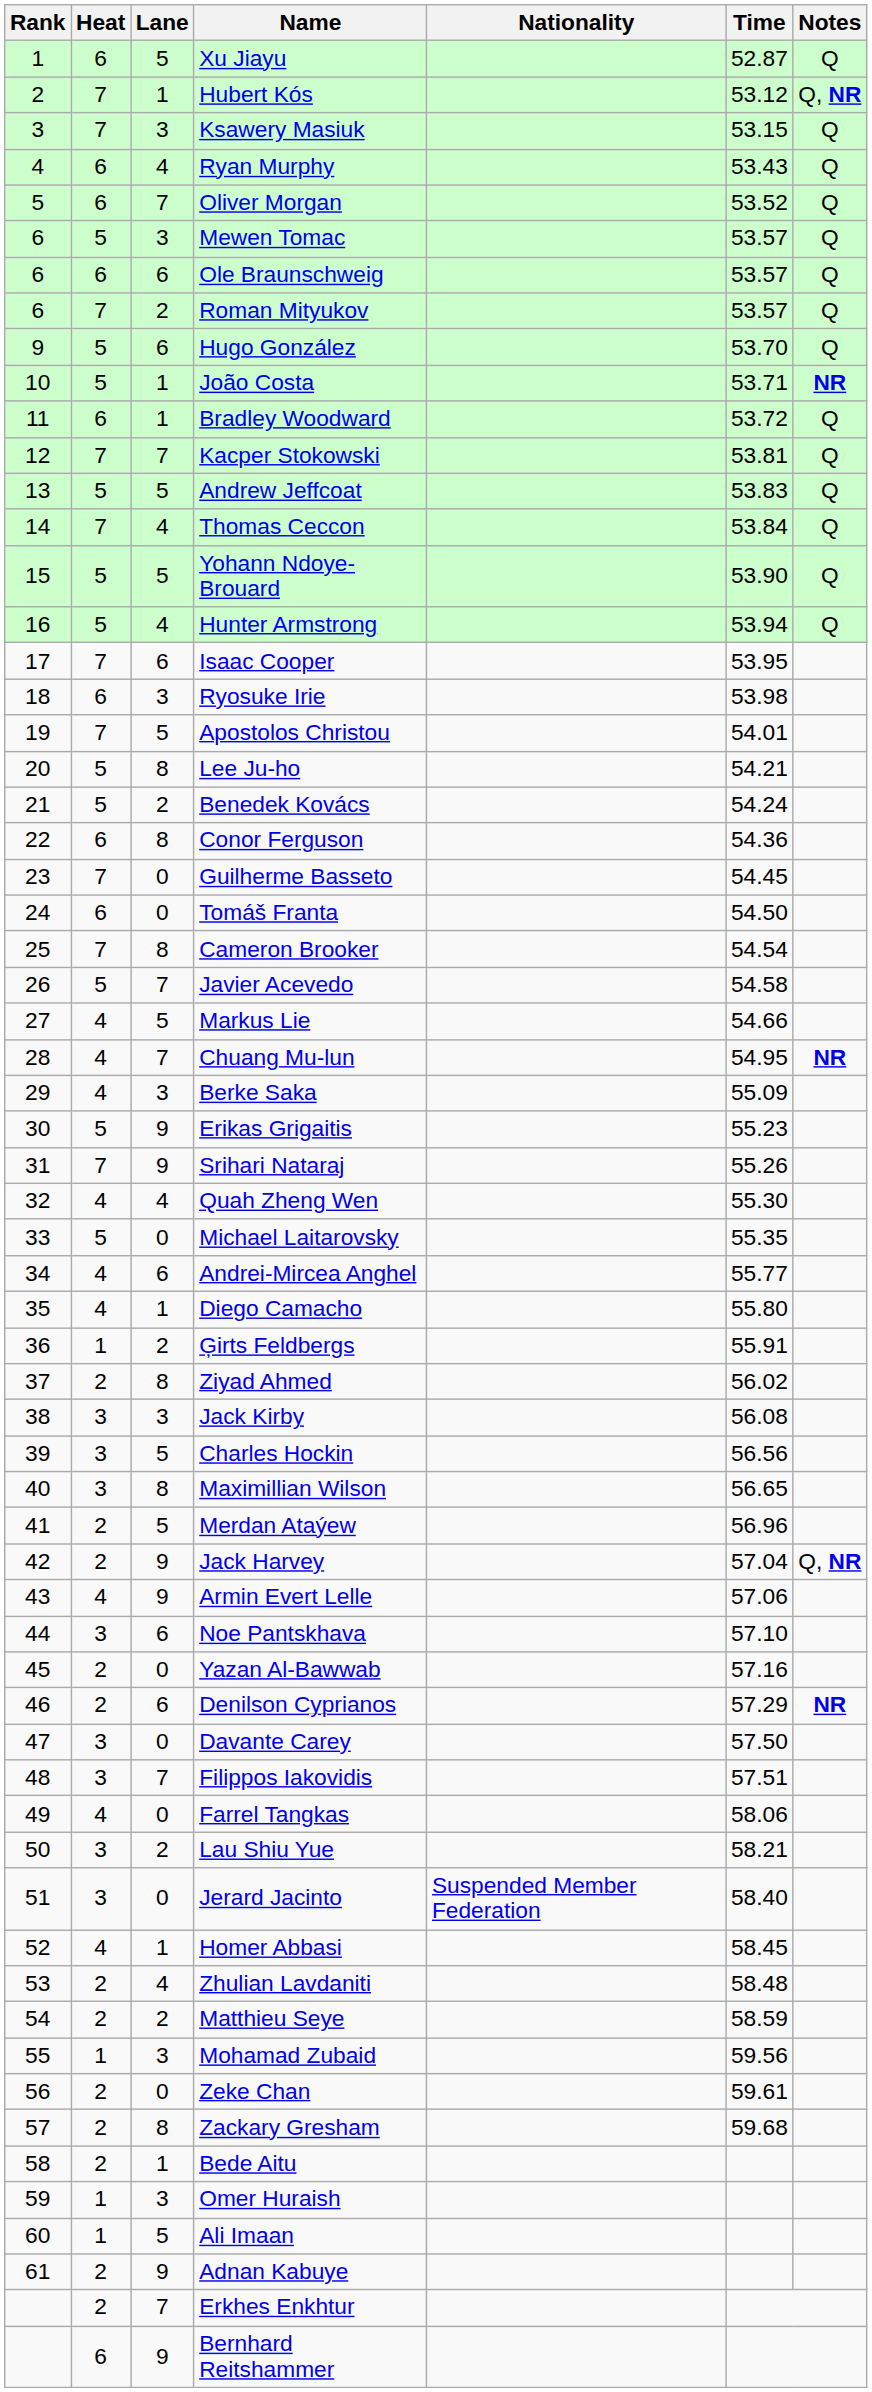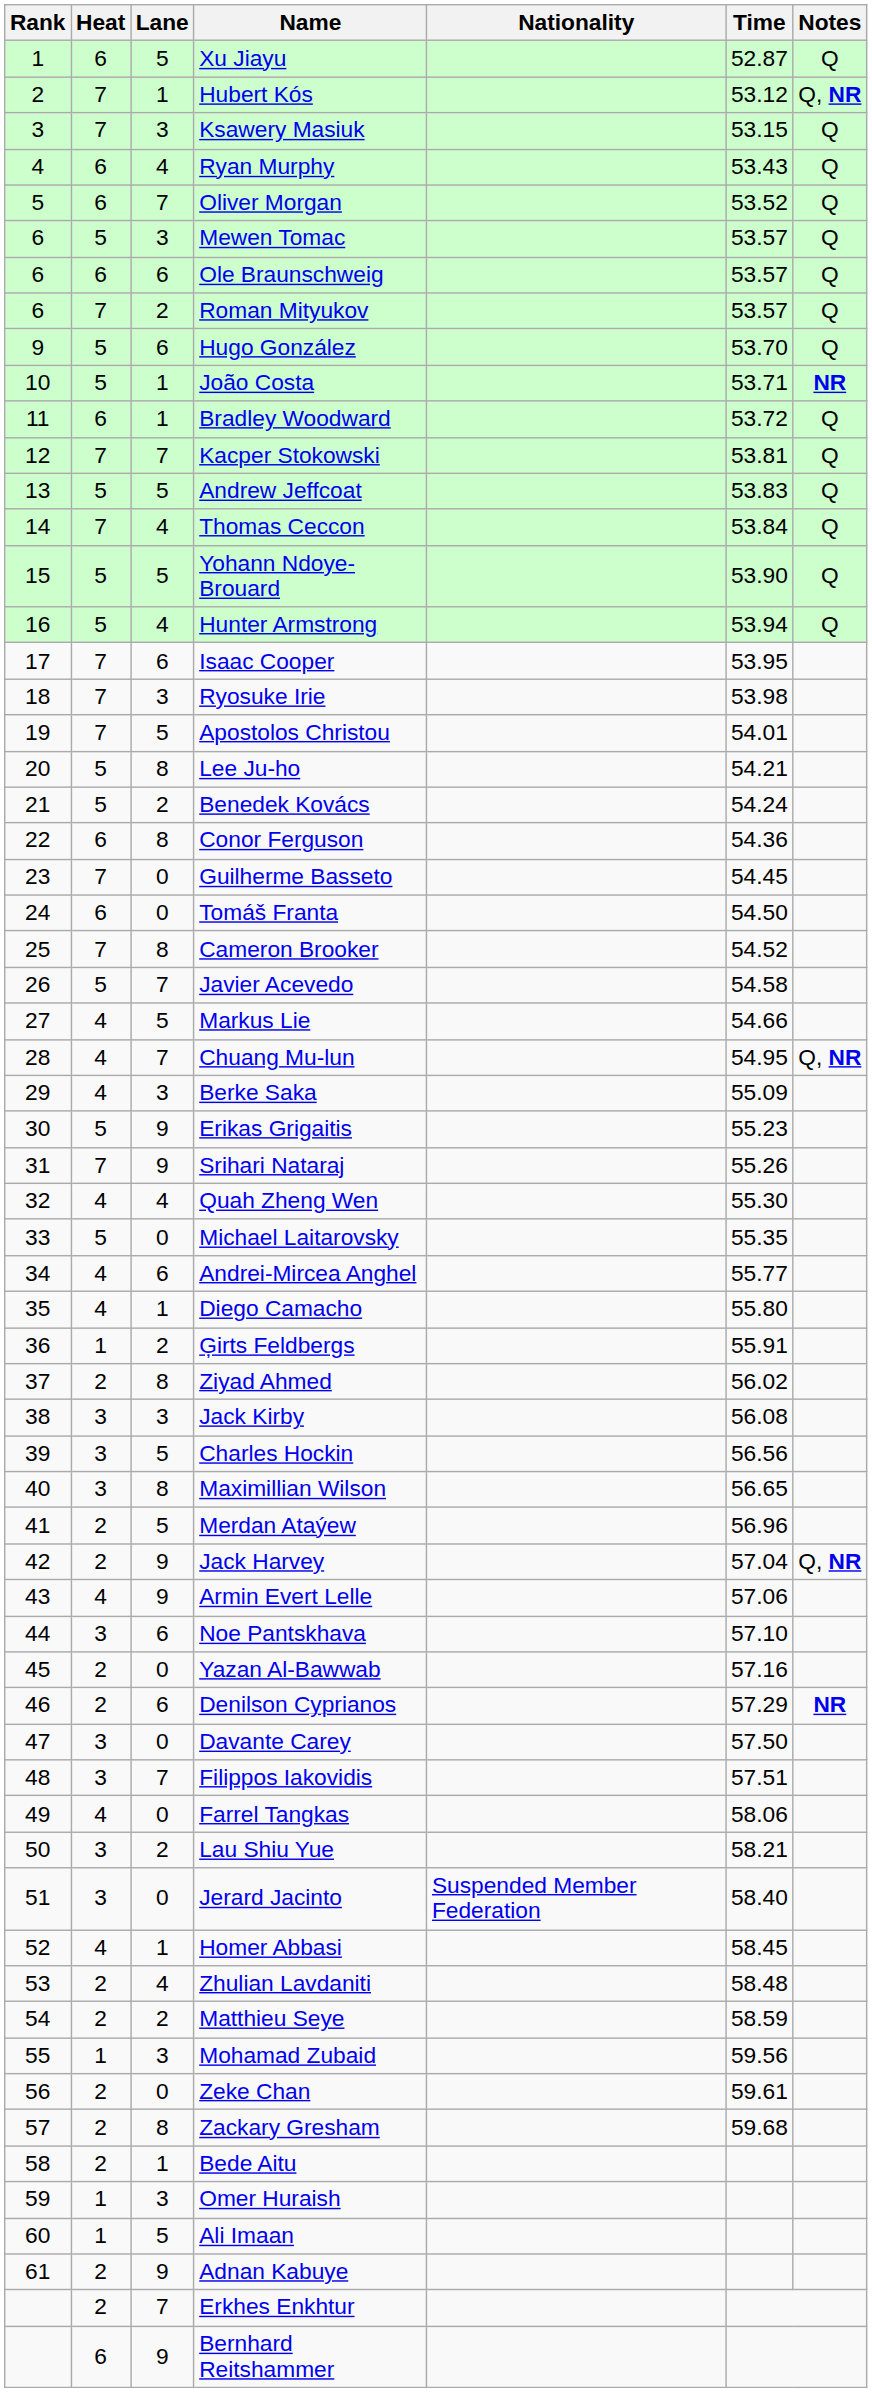(101, 696) 6 -> (101, 696) 7
(759, 948) 54.54 -> (759, 948) 54.52
(830, 1056) NR -> (830, 1056) Q, NR
